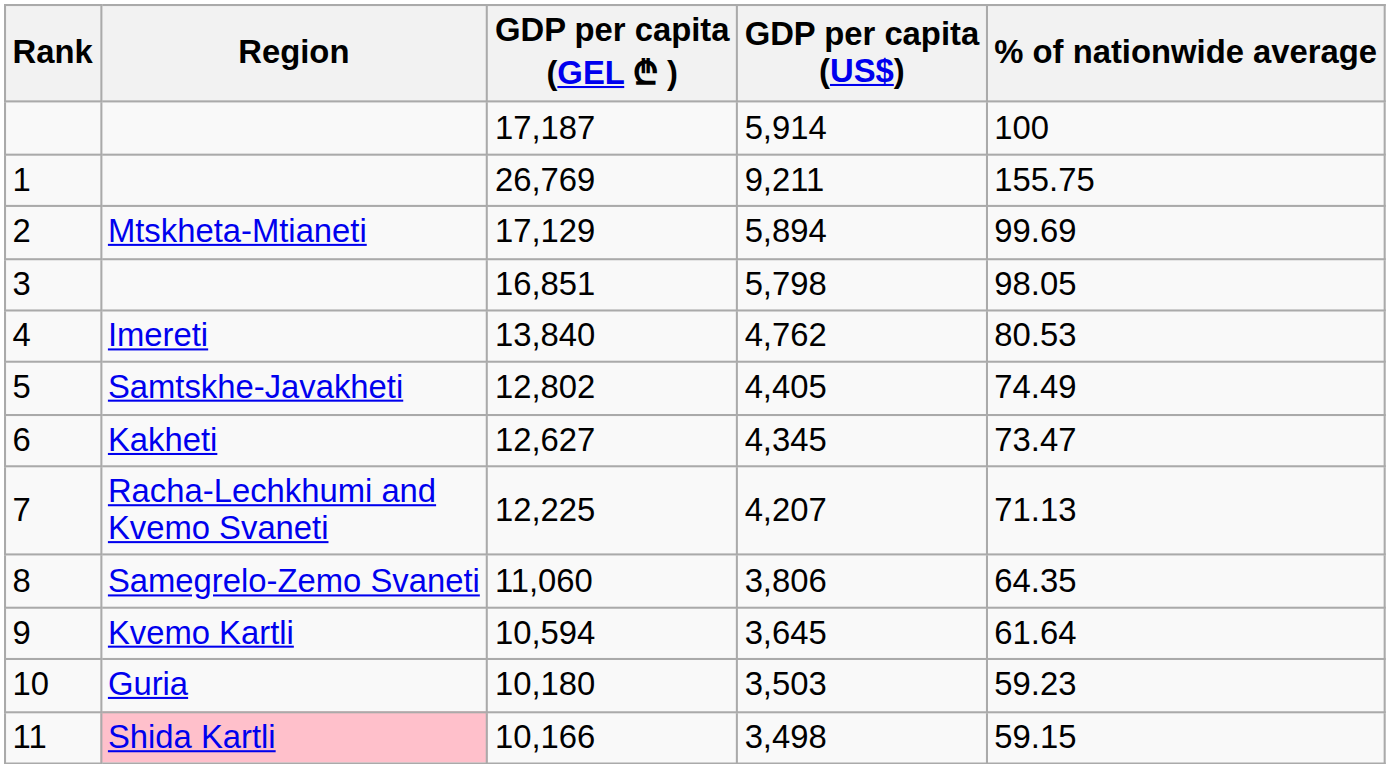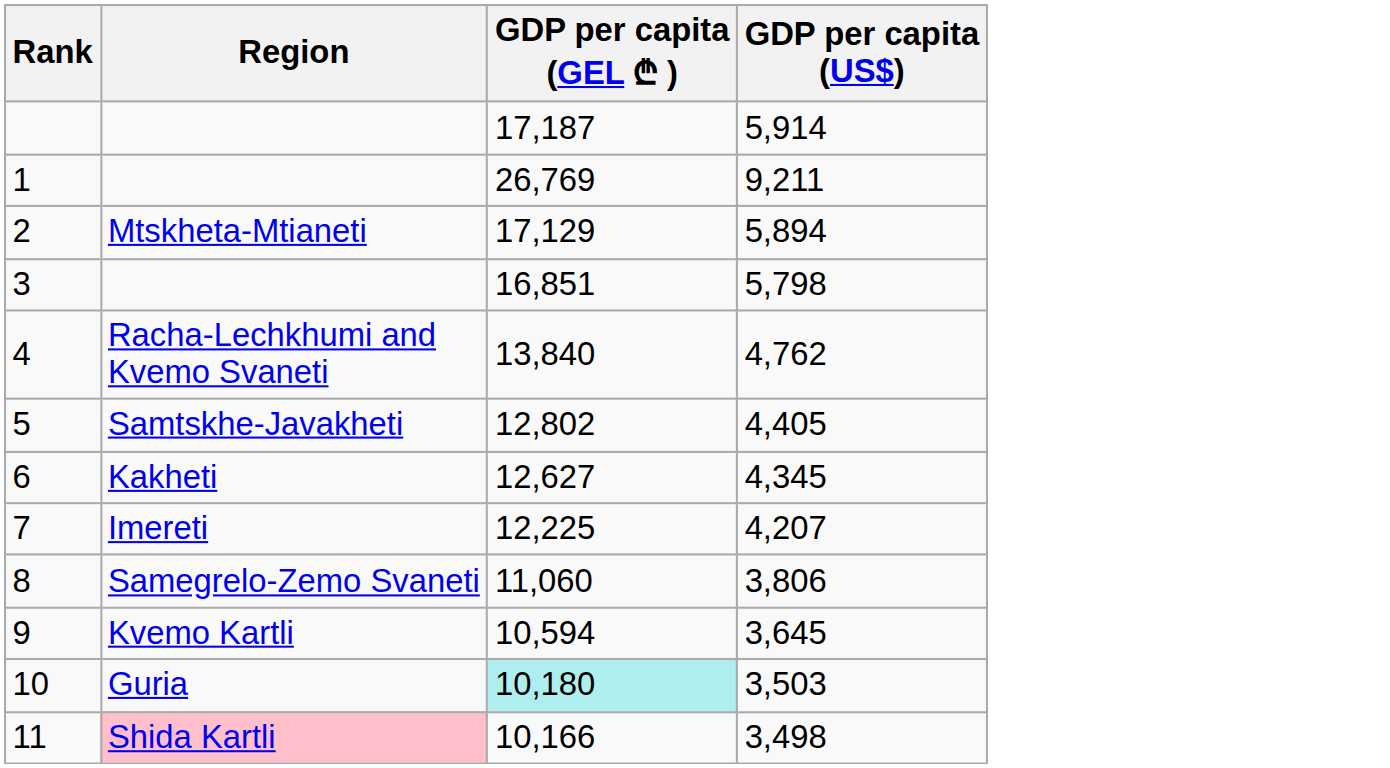- column: (1186, 53)
(158, 335) Imereti -> (272, 354) Racha-Lechkhumi and Kvemo Svaneti
(272, 510) Racha-Lechkhumi and Kvemo Svaneti -> (158, 528) Imereti
(545, 684) no background -> (545, 684) paleturquoise background
